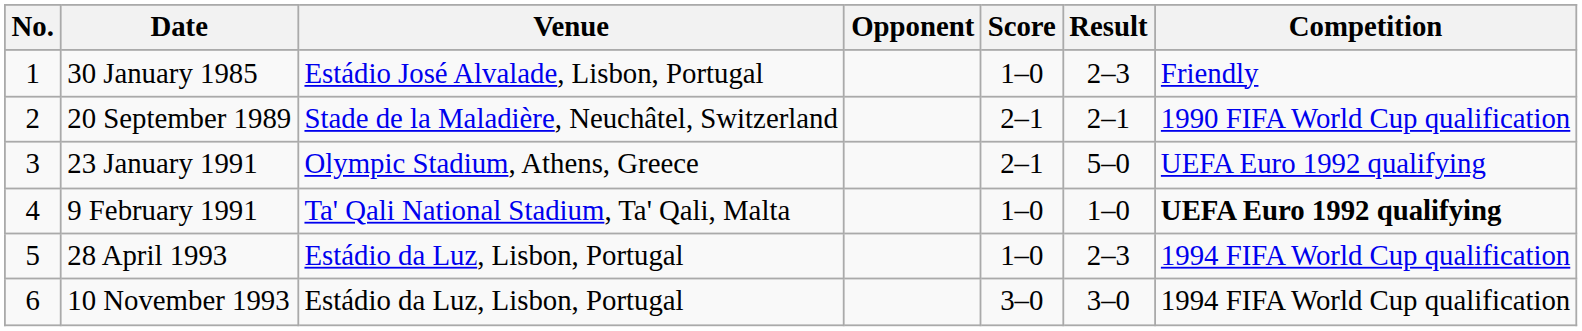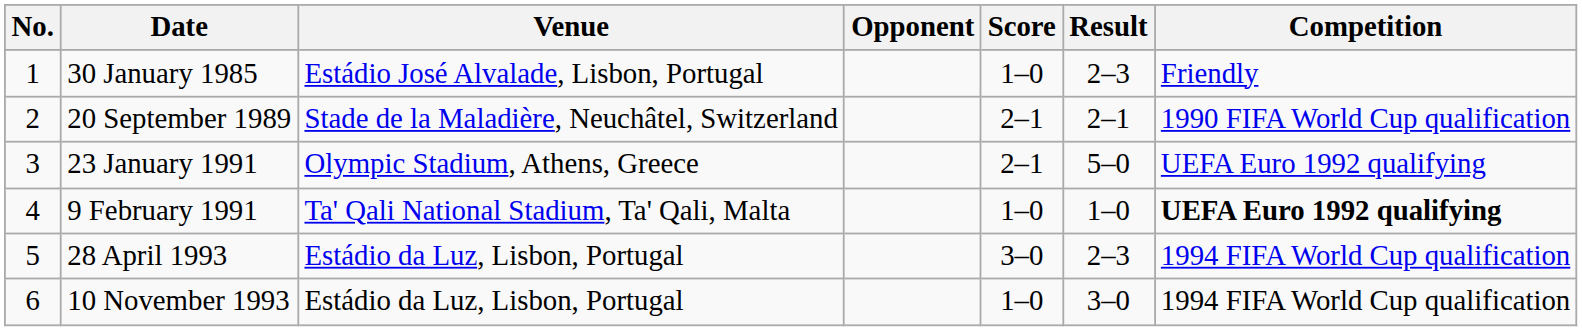(1022, 255) 1–0 -> (1022, 255) 3–0
(1022, 301) 3–0 -> (1022, 301) 1–0
